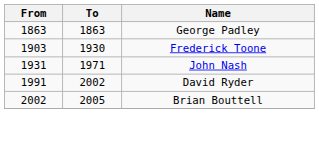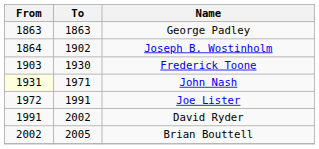+ row: (208, 48)
(34, 65) no background -> (29, 83) lightyellow background
+ row: (208, 100)
